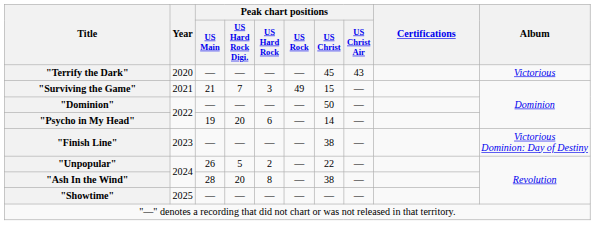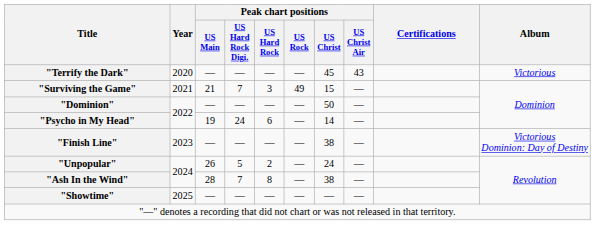(240, 120) 20 -> (240, 120) 24
(329, 164) 22 -> (329, 164) 24
(240, 180) 20 -> (240, 180) 7
